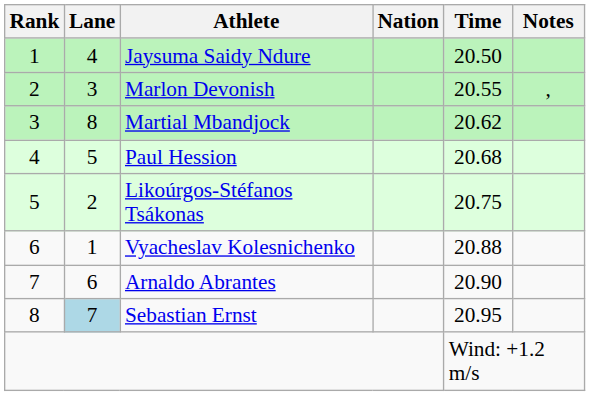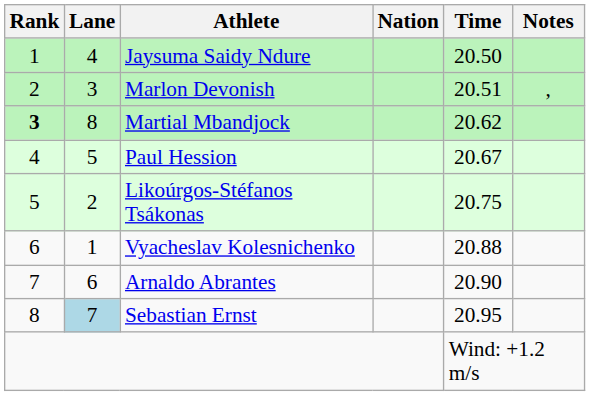(478, 88) 20.55 -> (478, 88) 20.51
(34, 122) normal -> (34, 122) bold
(478, 156) 20.68 -> (478, 156) 20.67
